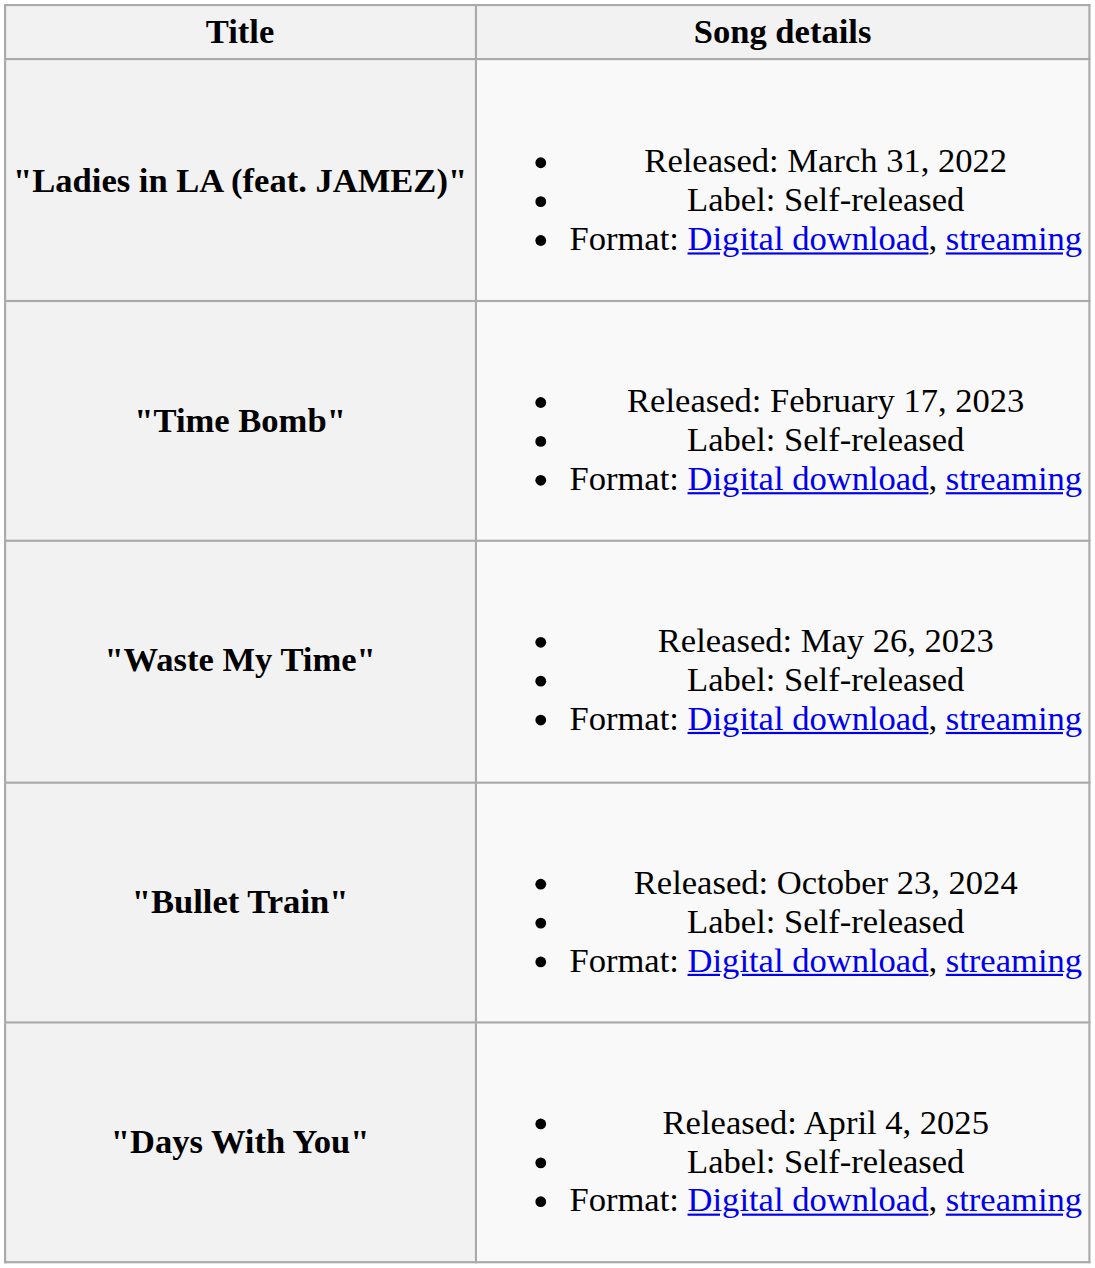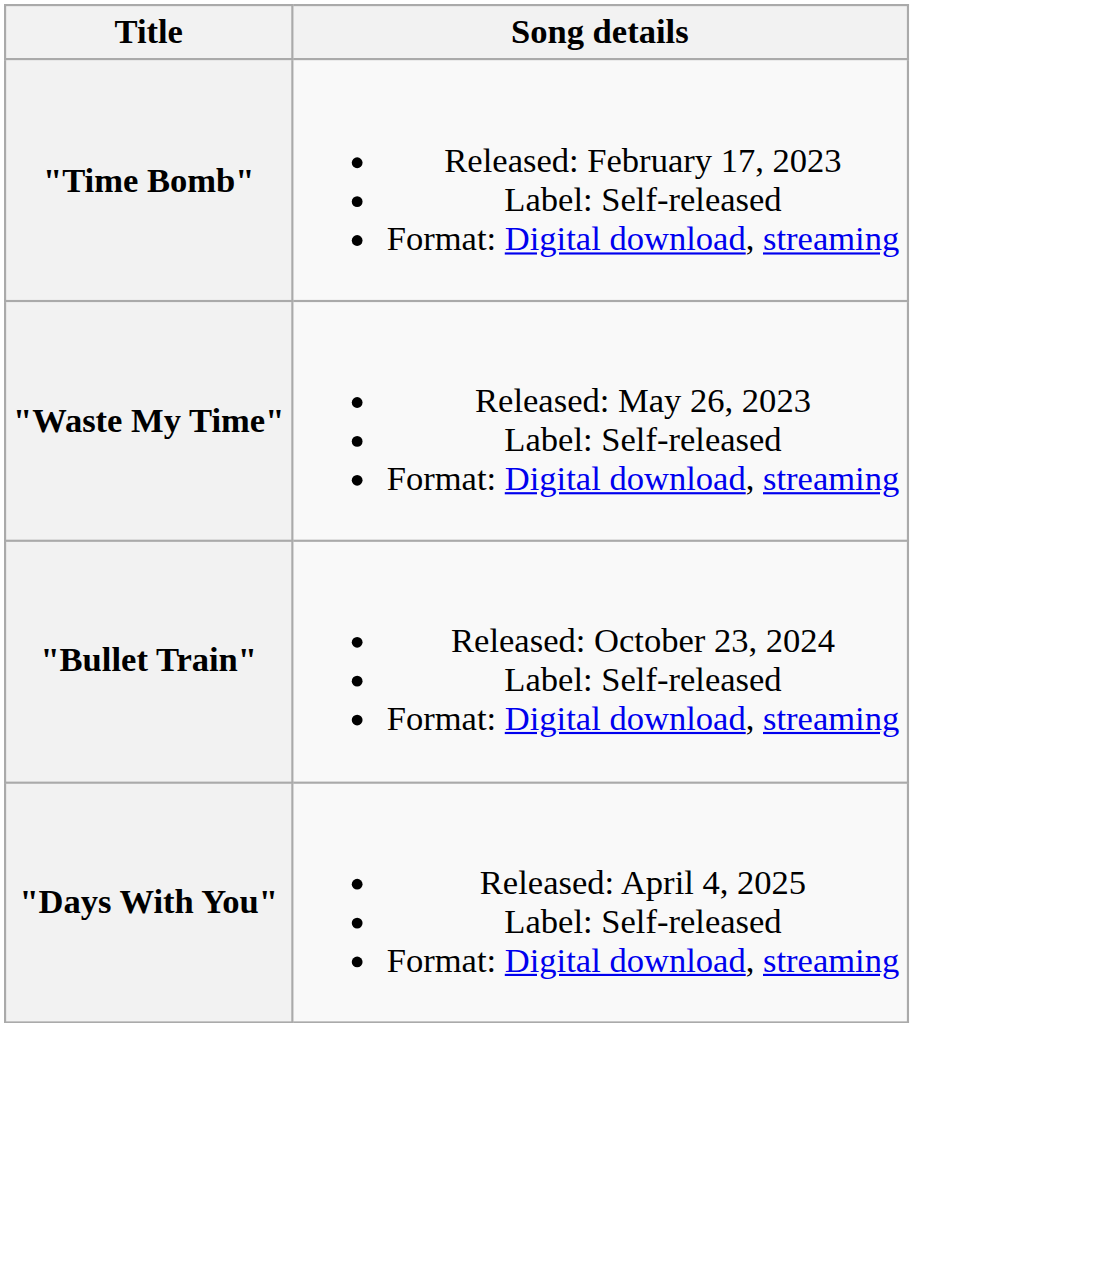- row: (240, 179)
